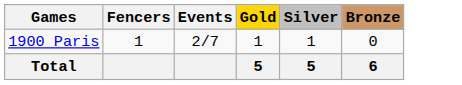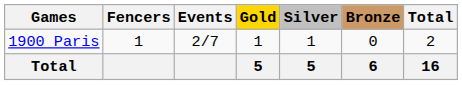+ column: (430, 17)
